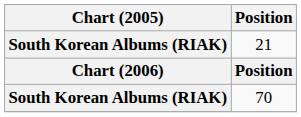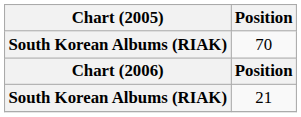rows swapped: (264, 97) <-> (264, 44)
